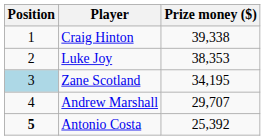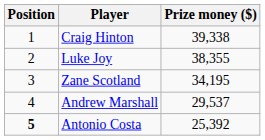(211, 59) 38,353 -> (211, 59) 38,355
(31, 80) lightblue background -> (31, 80) no background
(211, 102) 29,707 -> (211, 102) 29,537
